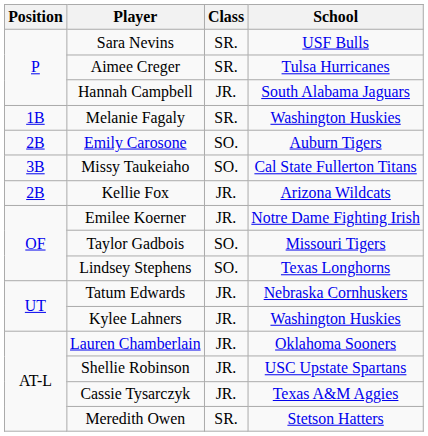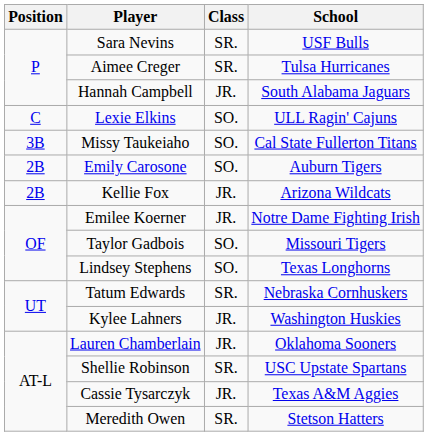+ row: (135, 117)
- row: (135, 117)
rows swapped: (135, 142) <-> (135, 167)
(226, 293) JR. -> (226, 293) SR.
(226, 368) JR. -> (226, 368) SR.
